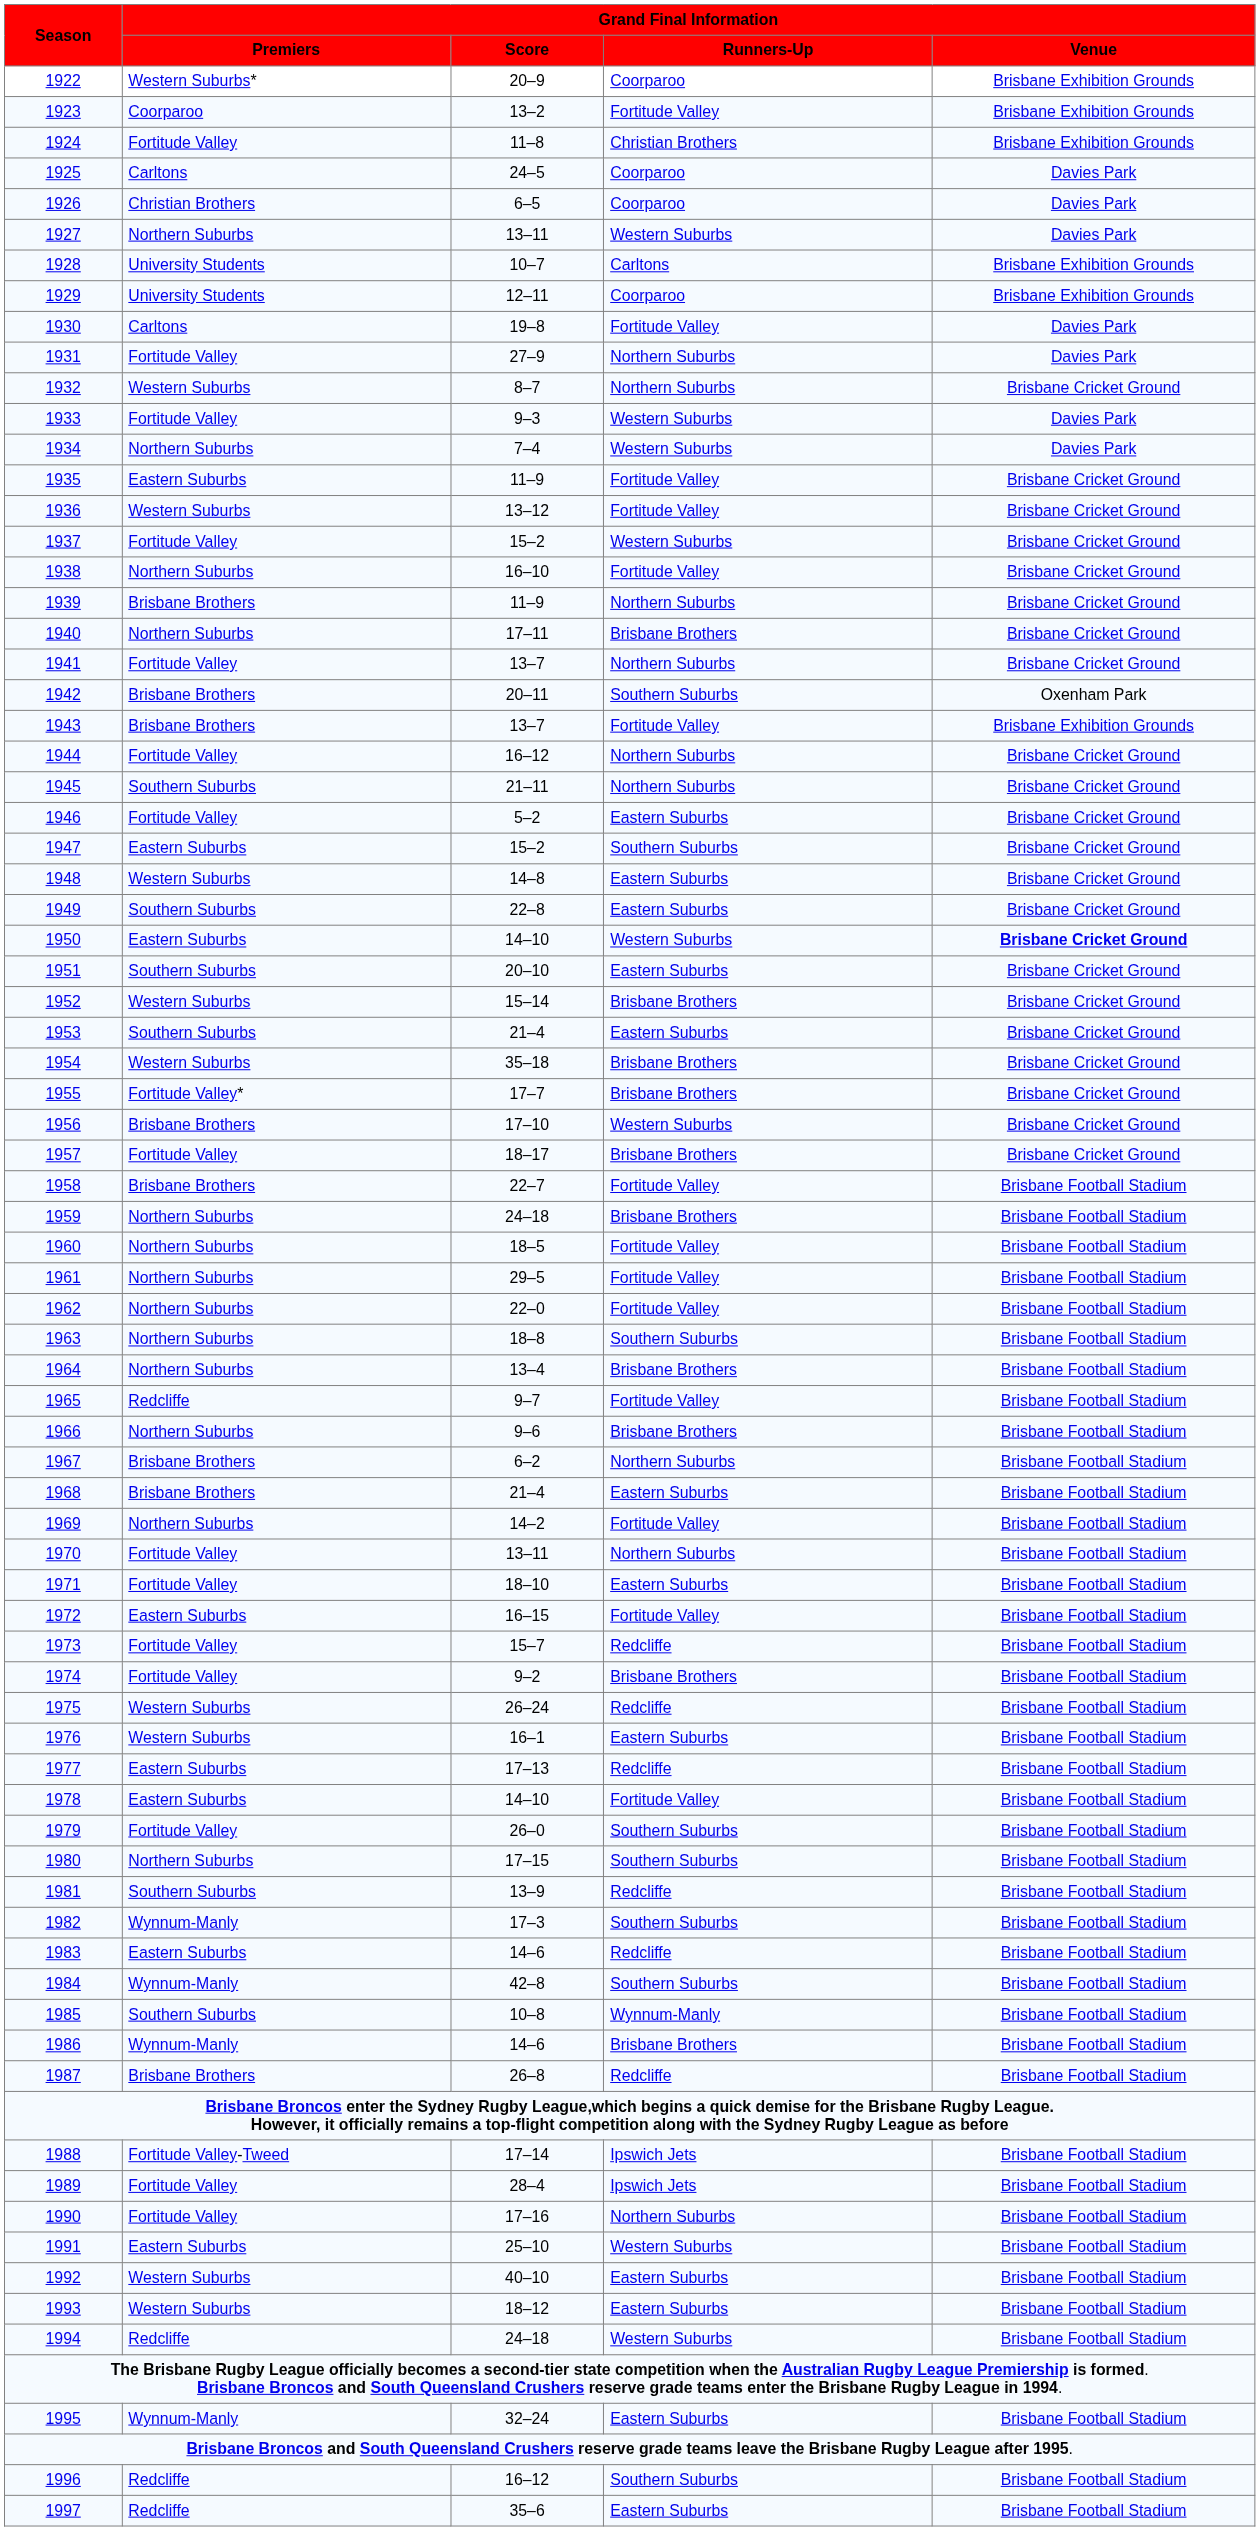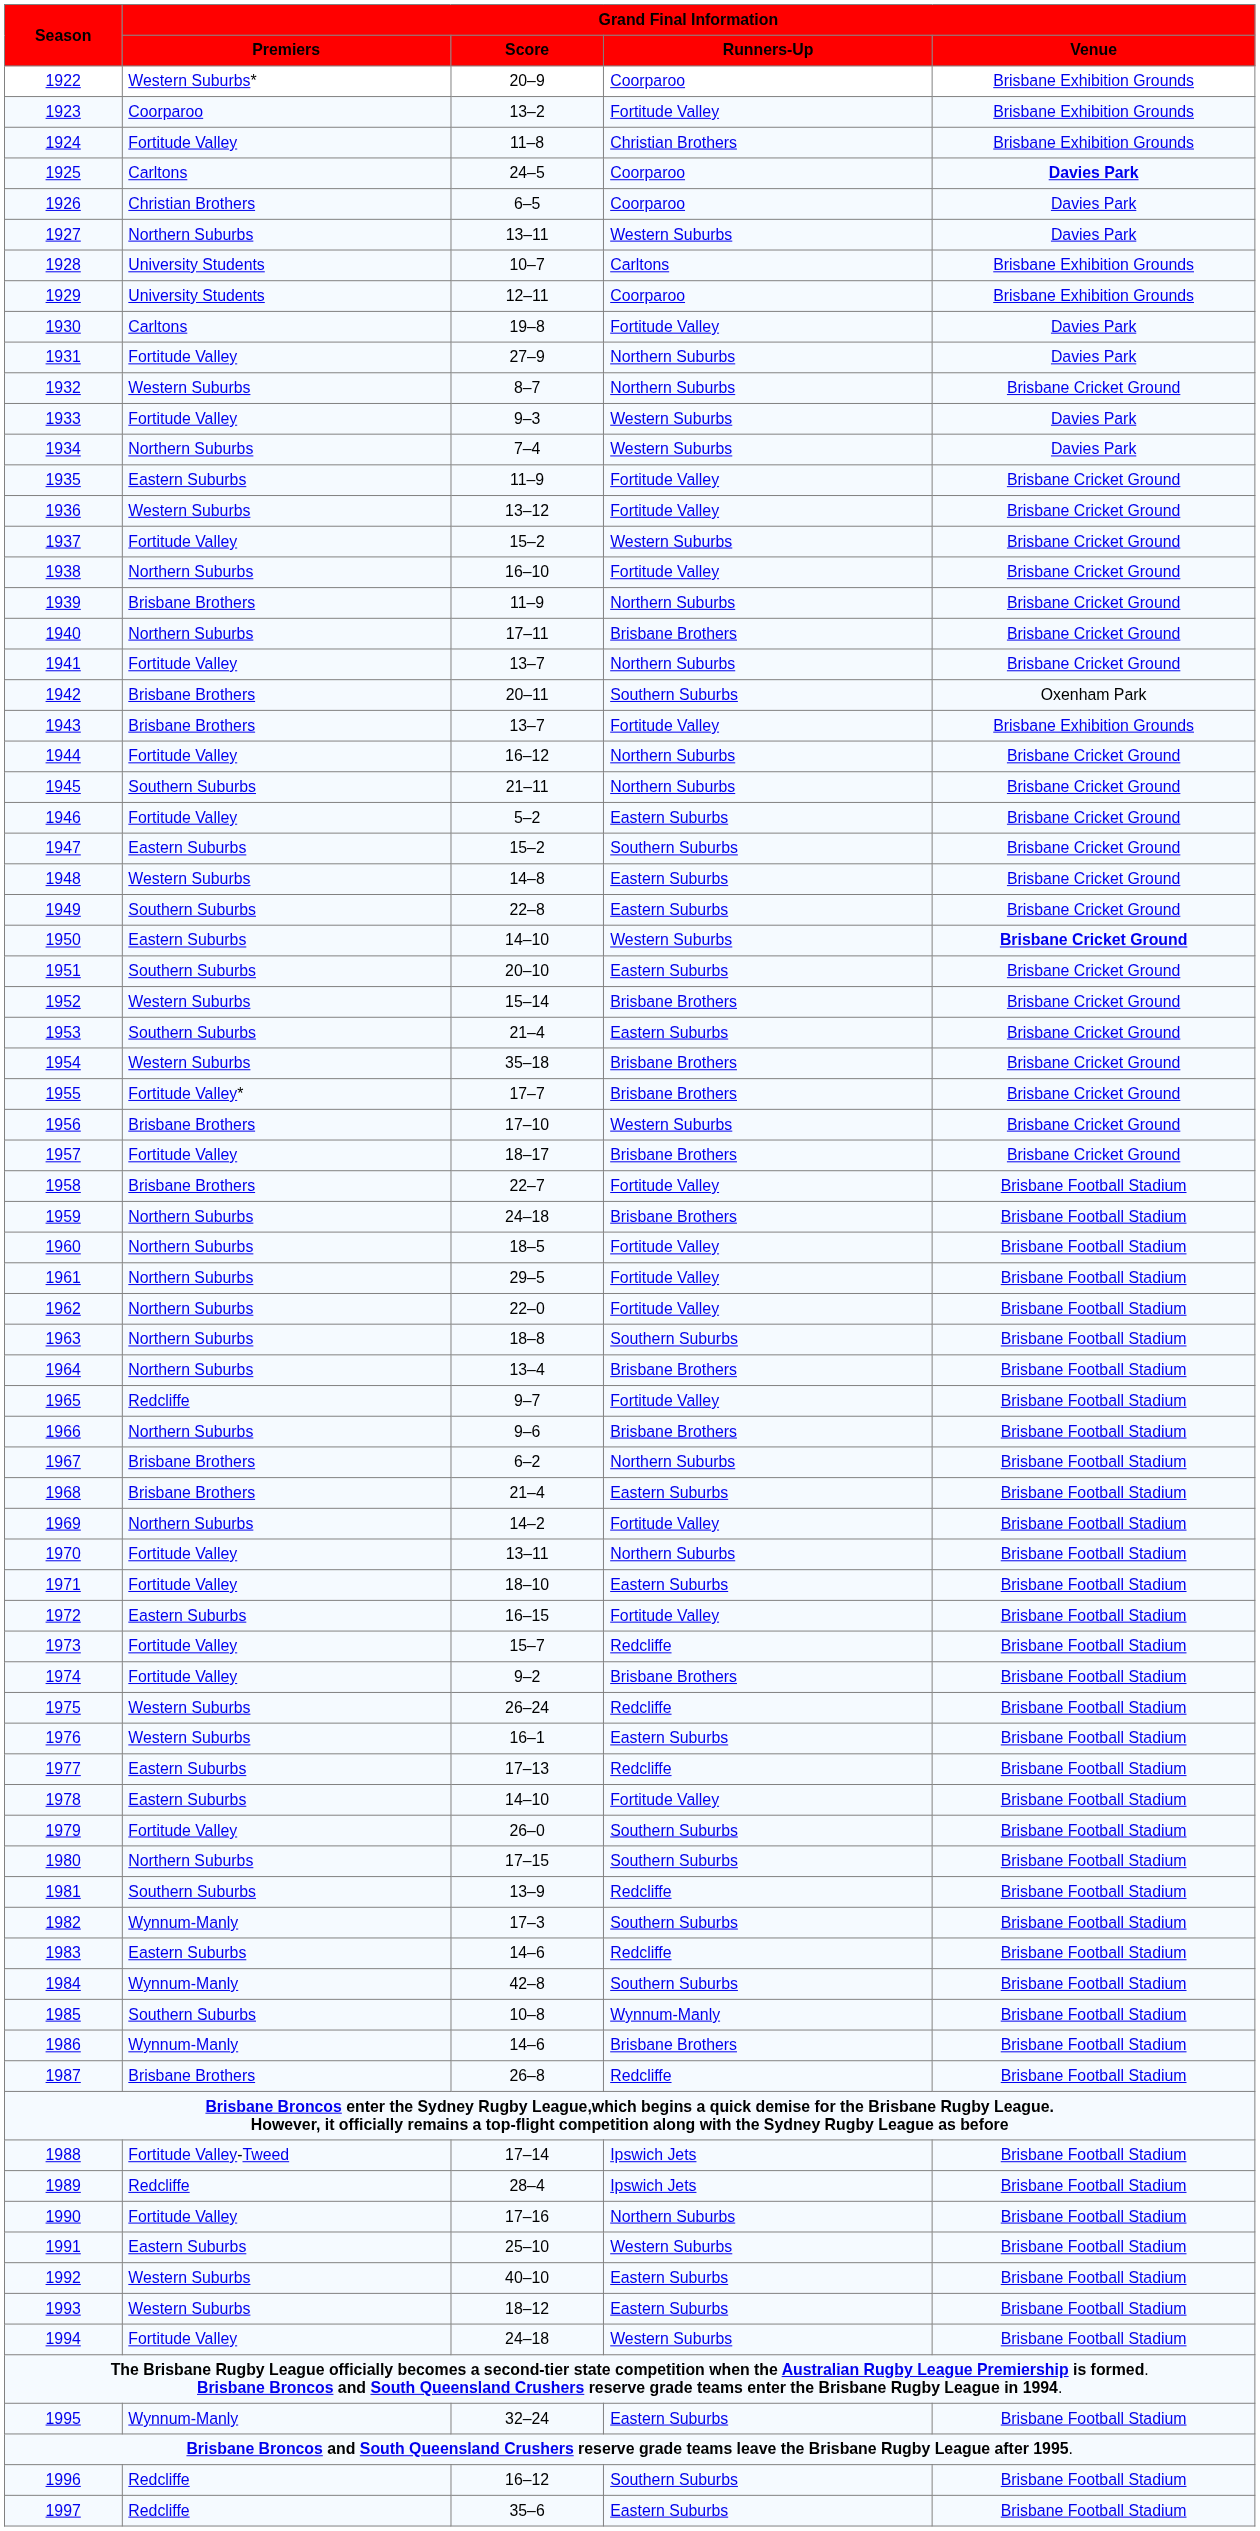(1094, 173) normal -> (1094, 173) bold
(183, 2185) Fortitude Valley -> (159, 2185) Redcliffe
(159, 2339) Redcliffe -> (183, 2339) Fortitude Valley
